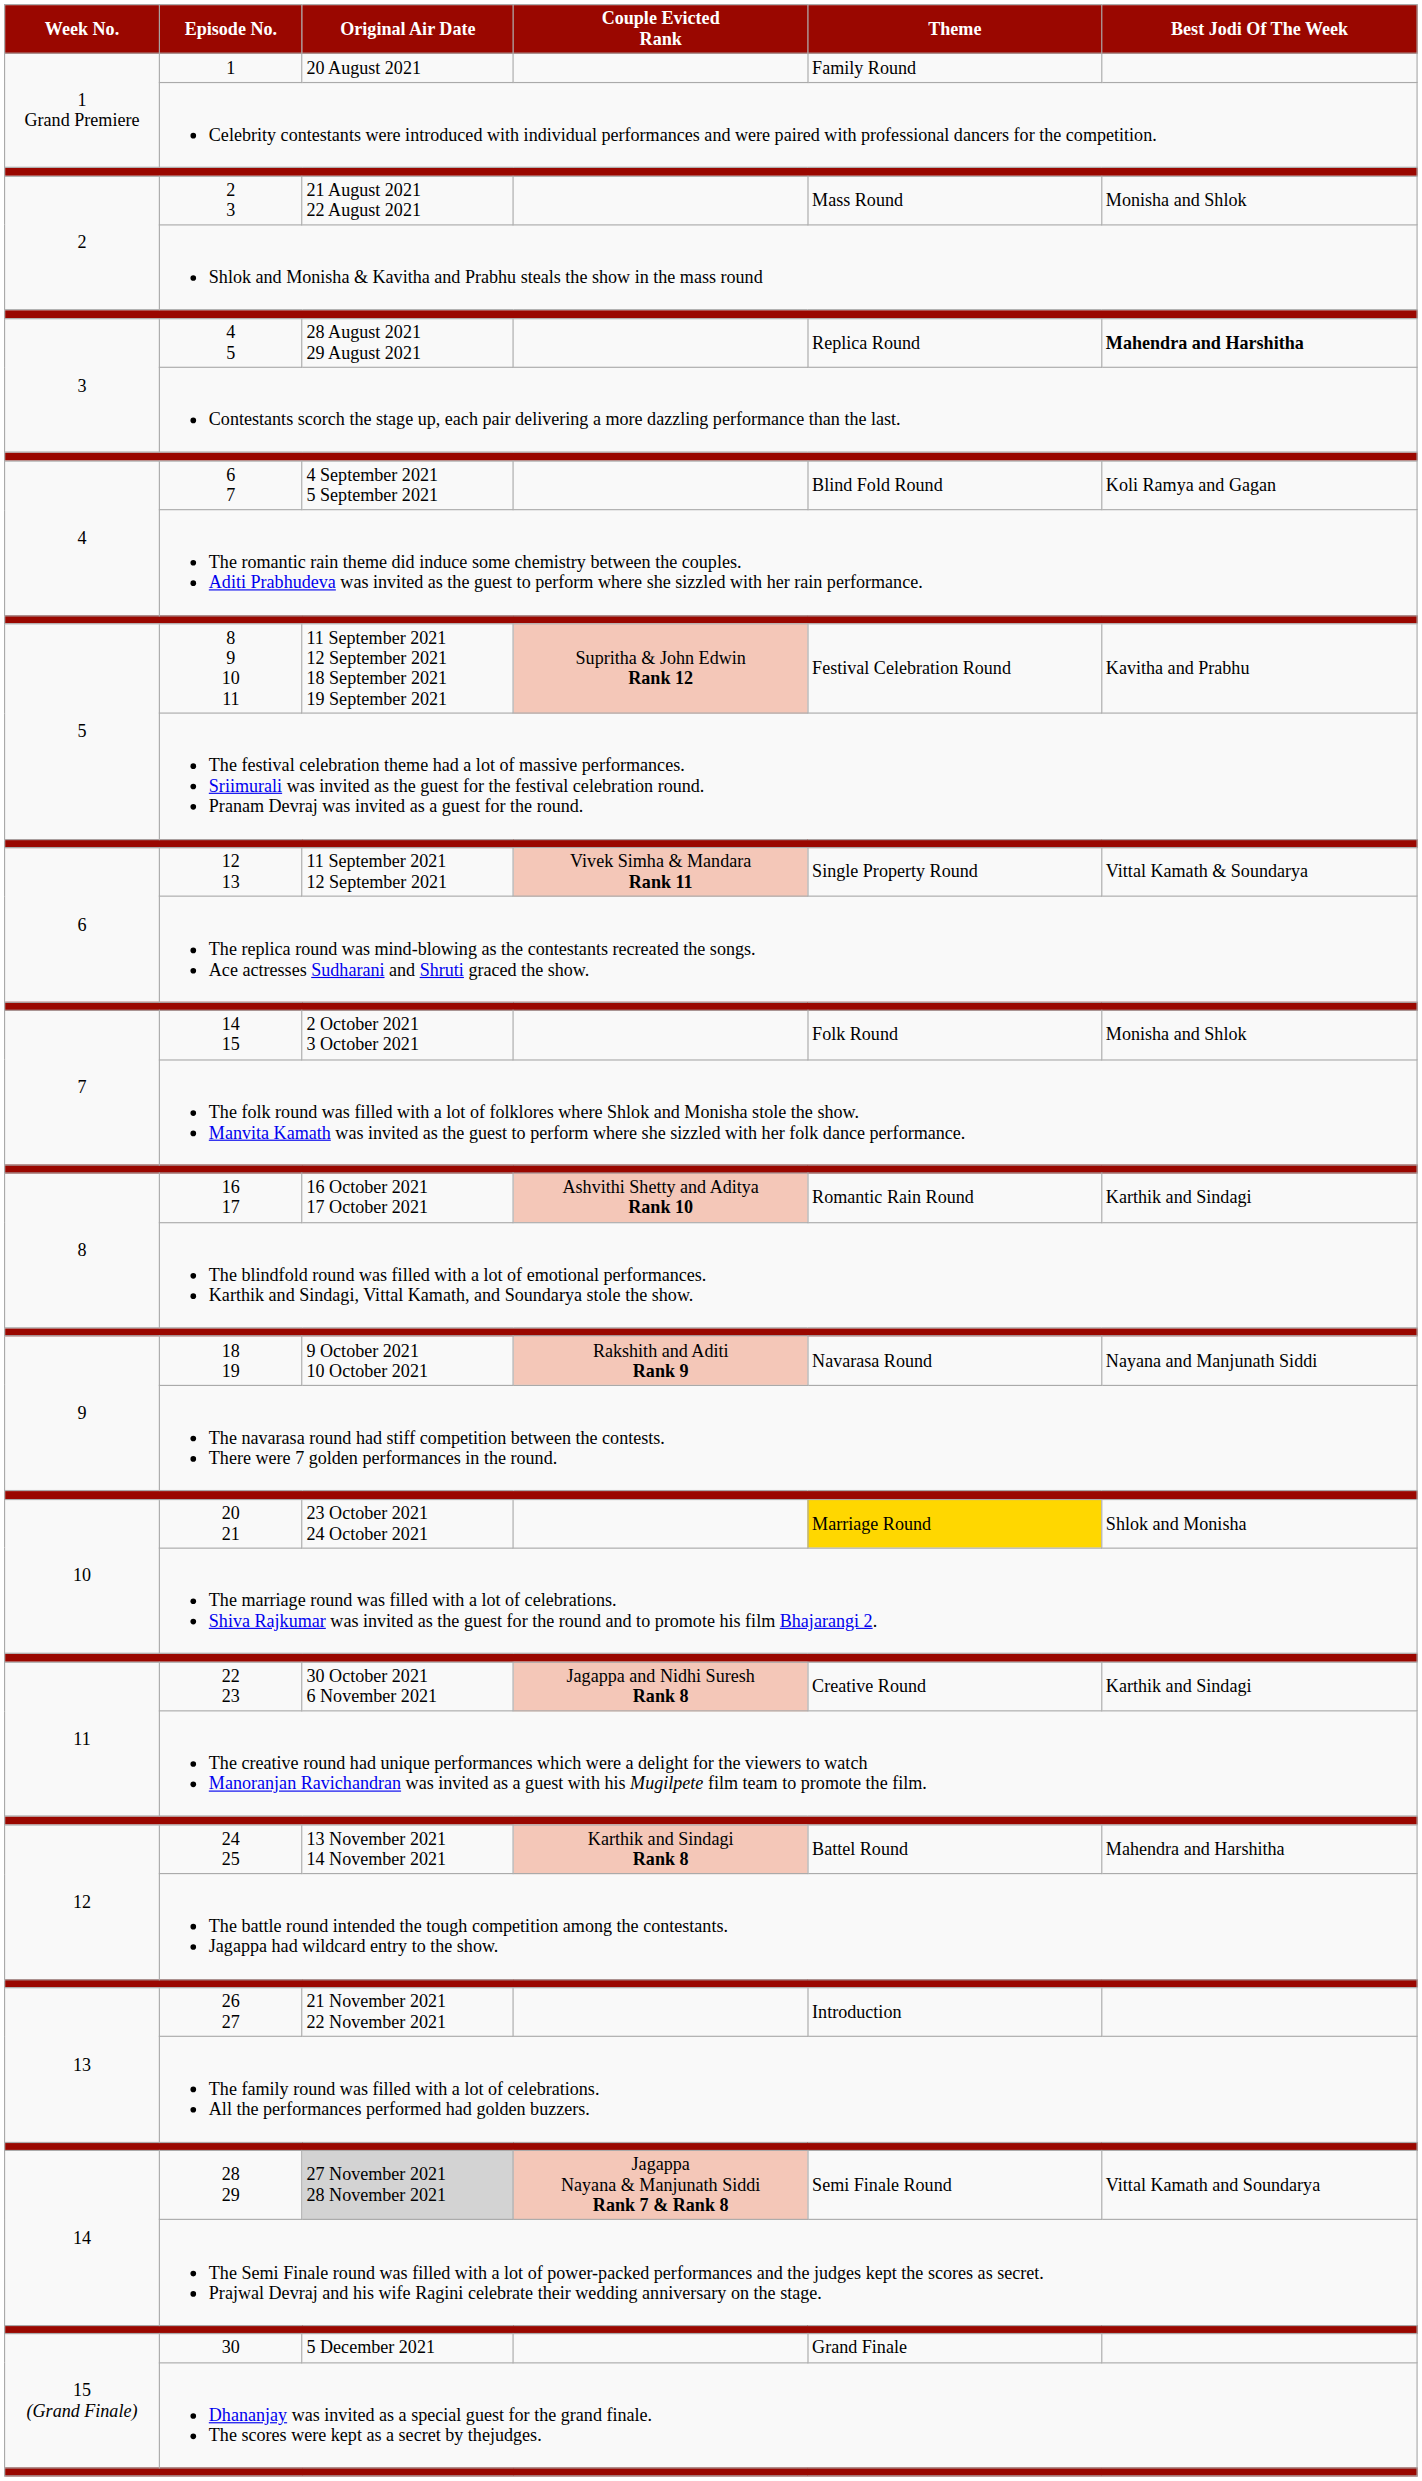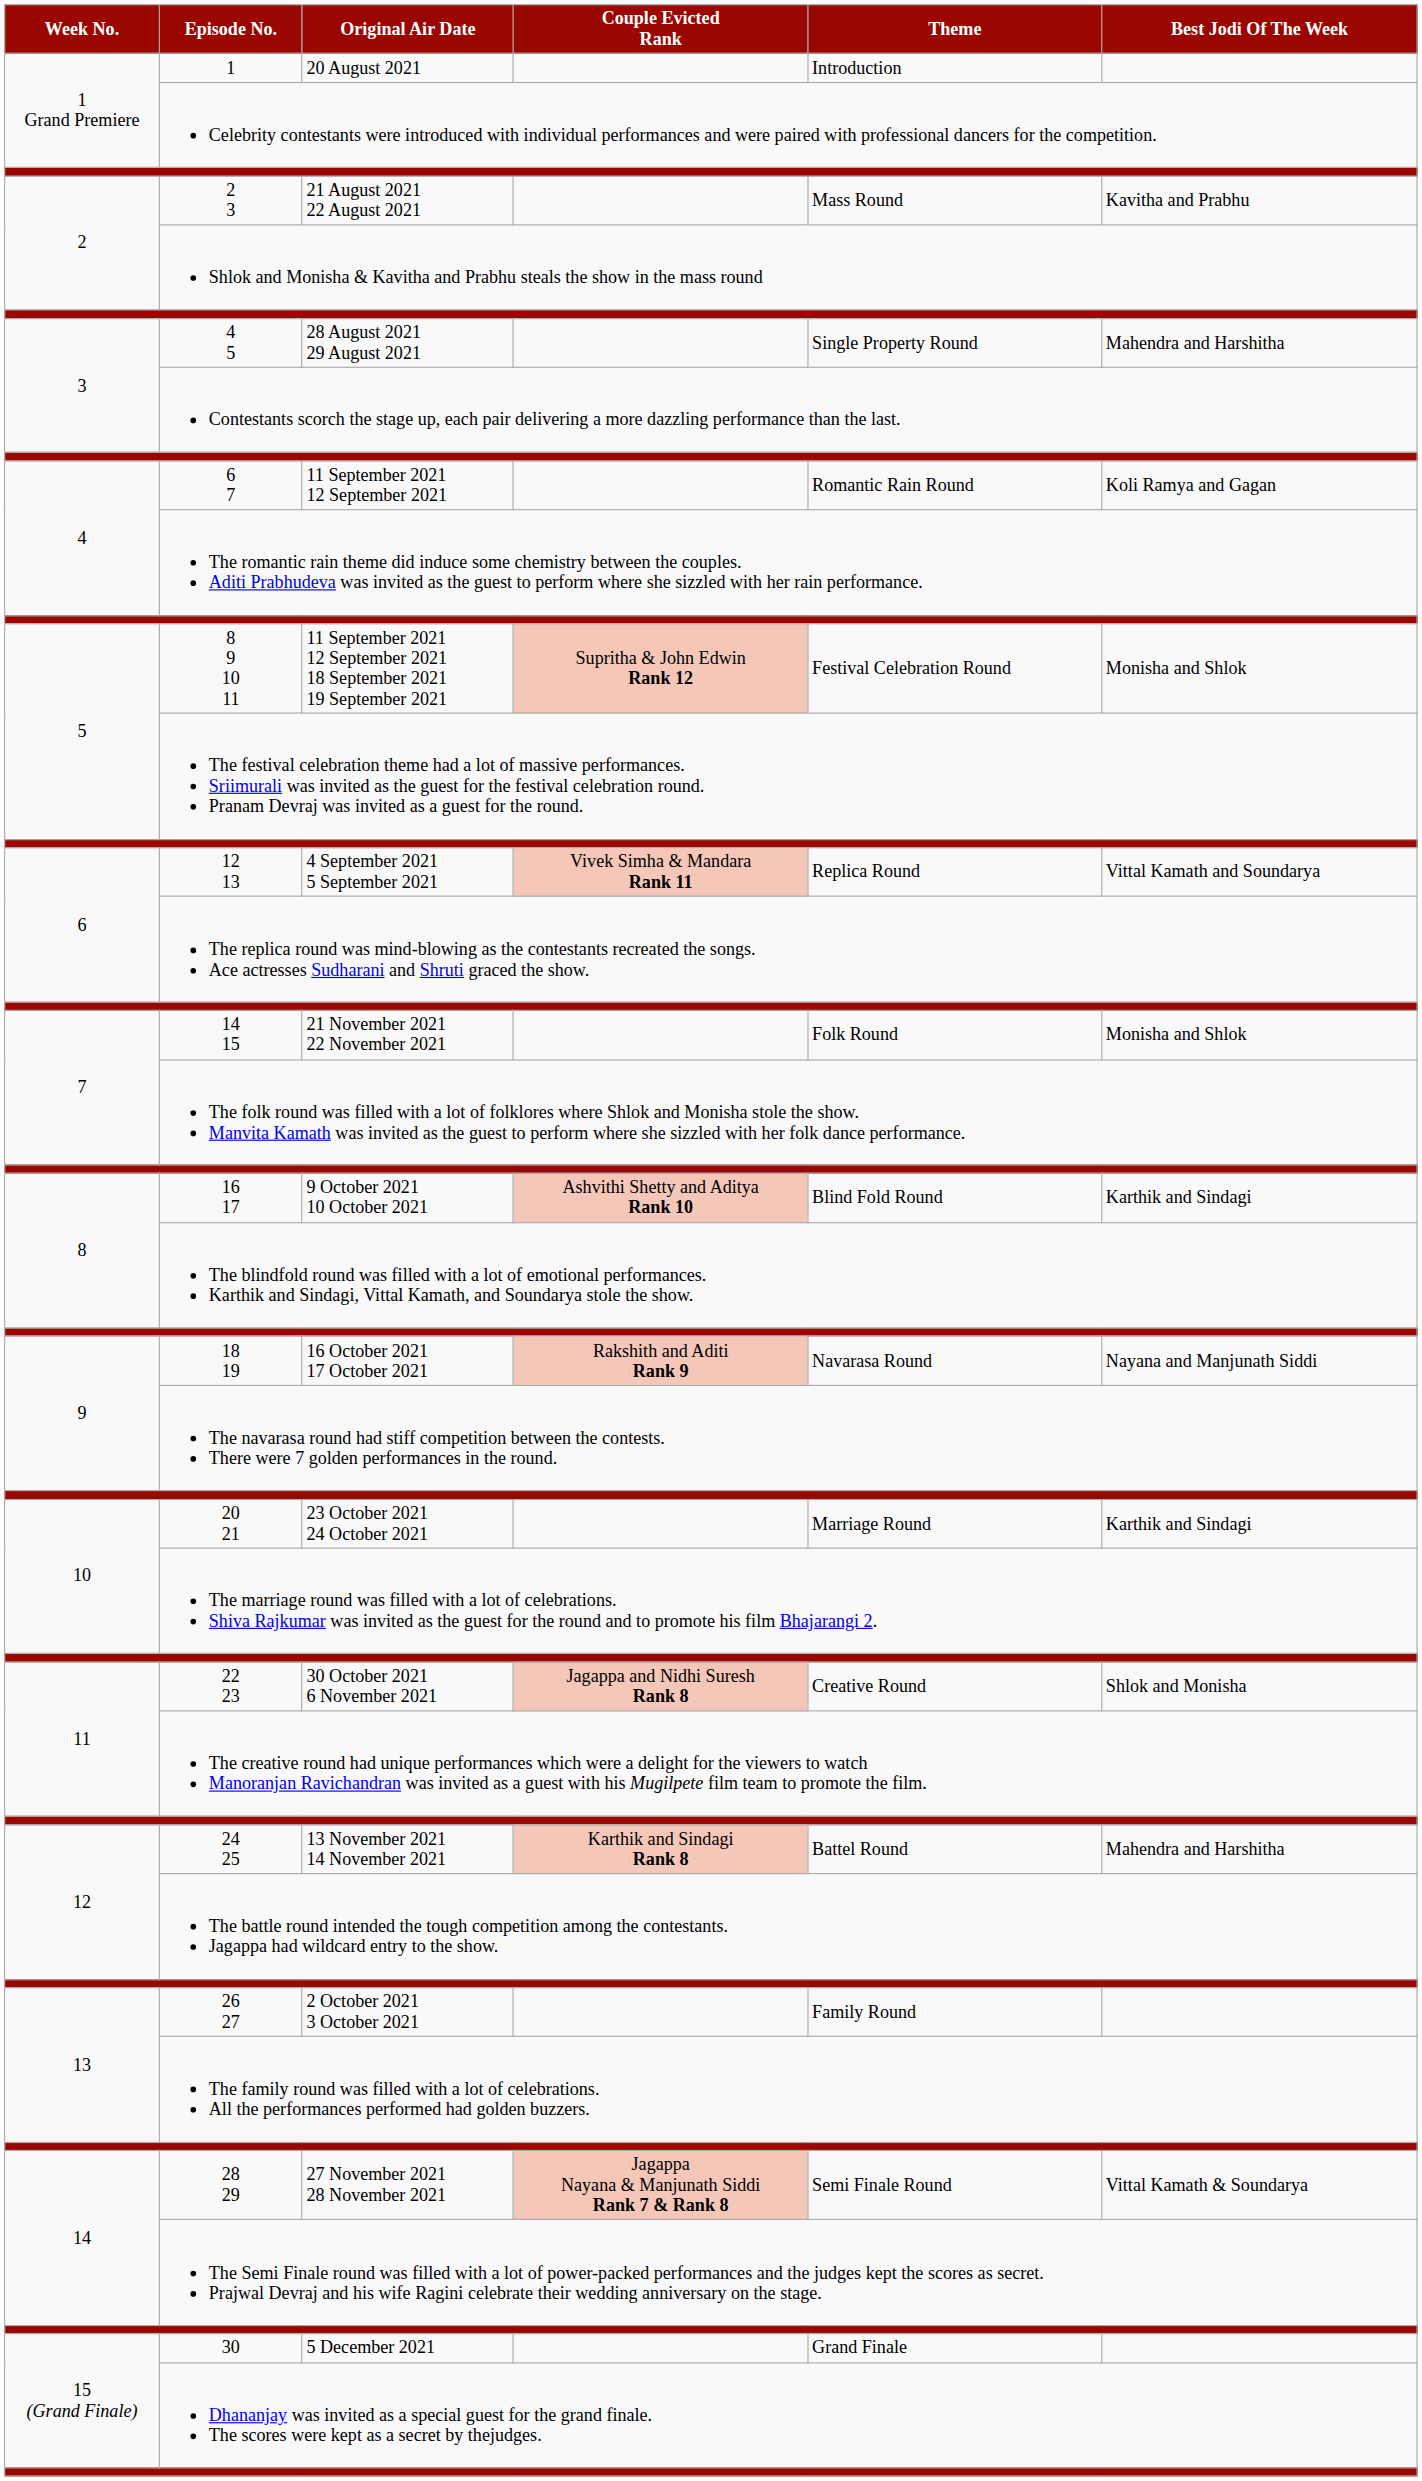(864, 67) Family Round -> (857, 67) Introduction
(1176, 200) Monisha and Shlok -> (1178, 200) Kavitha and Prabhu
(866, 342) Replica Round -> (895, 342) Single Property Round
(1205, 342) bold -> (1195, 342) normal
(372, 485) 4 September 2021 5 September 2021 -> (377, 485) 11 September 2021 12 September 2021
(877, 485) Blind Fold Round -> (893, 485) Romantic Rain Round
(1178, 668) Kavitha and Prabhu -> (1176, 668) Monisha and Shlok
(377, 871) 11 September 2021 12 September 2021 -> (372, 871) 4 September 2021 5 September 2021
(895, 871) Single Property Round -> (866, 871) Replica Round
(1207, 871) Vittal Kamath & Soundarya -> (1213, 871) Vittal Kamath and Soundarya
(363, 1034) 2 October 2021 3 October 2021 -> (376, 1034) 21 November 2021 22 November 2021
(367, 1197) 16 October 2021 17 October 2021 -> (367, 1197) 9 October 2021 10 October 2021
(893, 1197) Romantic Rain Round -> (877, 1197) Blind Fold Round
(367, 1360) 9 October 2021 10 October 2021 -> (367, 1360) 16 October 2021 17 October 2021
(872, 1523) gold background -> (872, 1523) no background
(1176, 1523) Shlok and Monisha -> (1179, 1523) Karthik and Sindagi
(1179, 1686) Karthik and Sindagi -> (1176, 1686) Shlok and Monisha
(376, 2012) 21 November 2021 22 November 2021 -> (363, 2012) 2 October 2021 3 October 2021
(857, 2012) Introduction -> (864, 2012) Family Round
(376, 2185) lightgrey background -> (376, 2185) no background
(1213, 2185) Vittal Kamath and Soundarya -> (1207, 2185) Vittal Kamath & Soundarya
